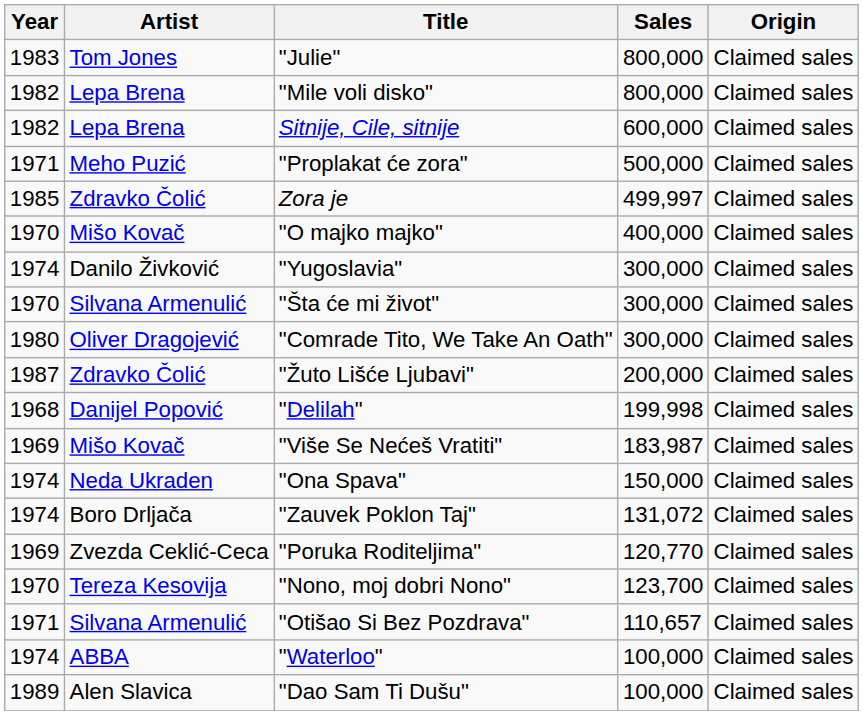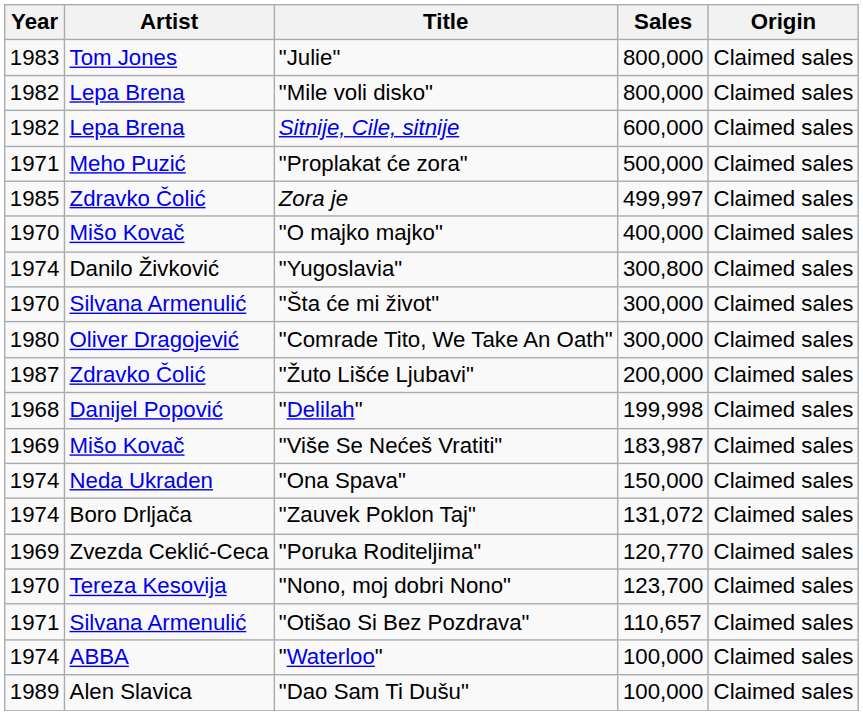(663, 269) 300,000 -> (663, 269) 300,800
